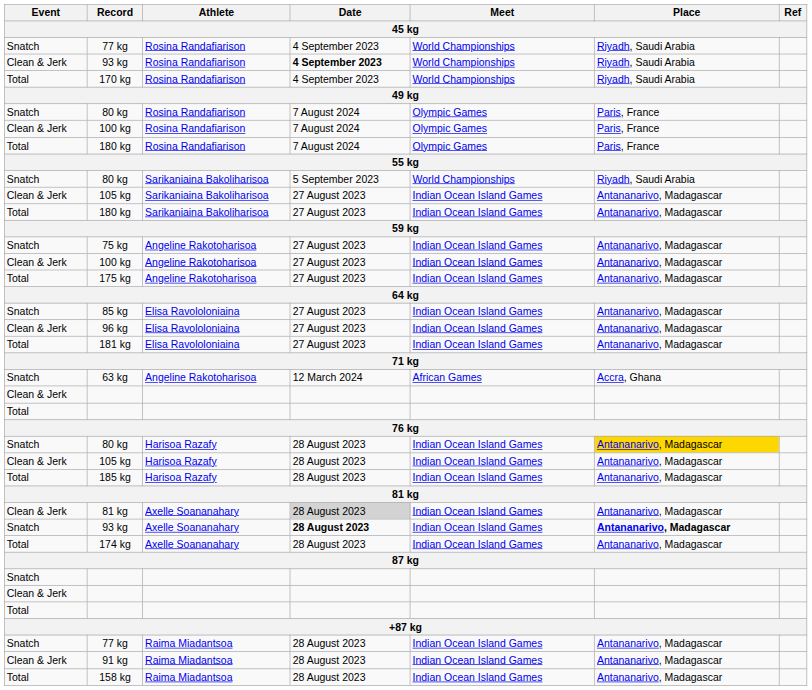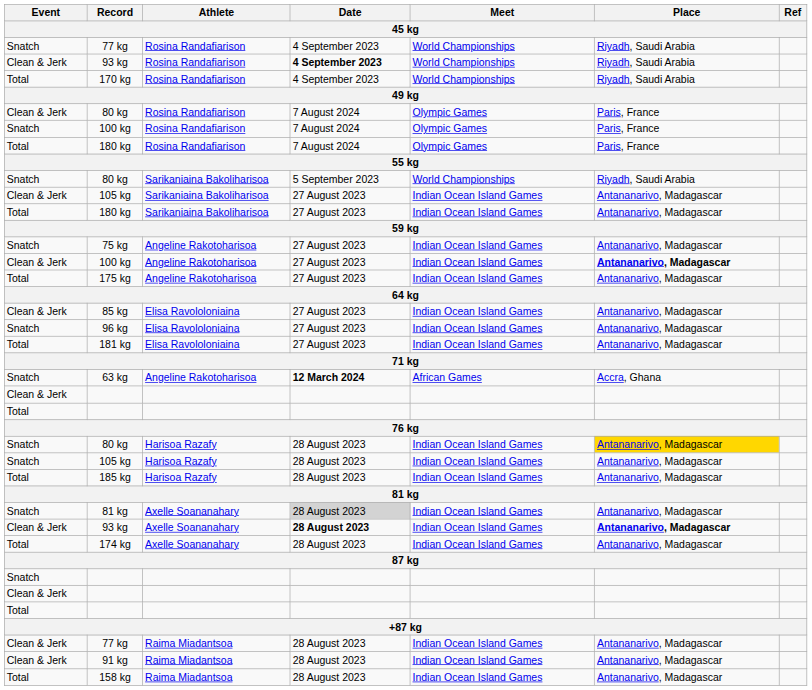(23, 112) Snatch -> (37, 112) Clean & Jerk
(37, 129) Clean & Jerk -> (23, 129) Snatch
(660, 262) normal -> (664, 262) bold
(23, 312) Snatch -> (37, 312) Clean & Jerk
(37, 328) Clean & Jerk -> (23, 328) Snatch
(328, 378) normal -> (328, 378) bold
(37, 461) Clean & Jerk -> (23, 461) Snatch
(37, 511) Clean & Jerk -> (23, 511) Snatch
(23, 528) Snatch -> (37, 528) Clean & Jerk
(23, 644) Snatch -> (37, 644) Clean & Jerk
